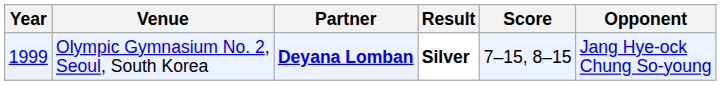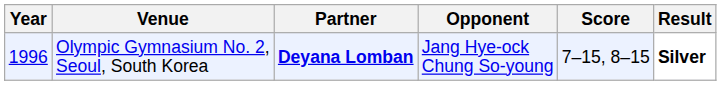columns swapped: (646, 19) <-> (449, 19)
(28, 56) 1999 -> (28, 56) 1996
